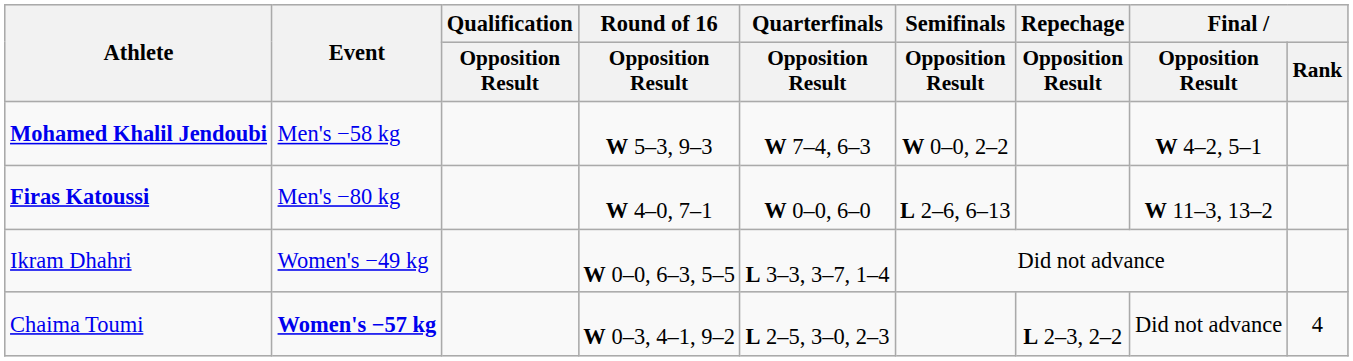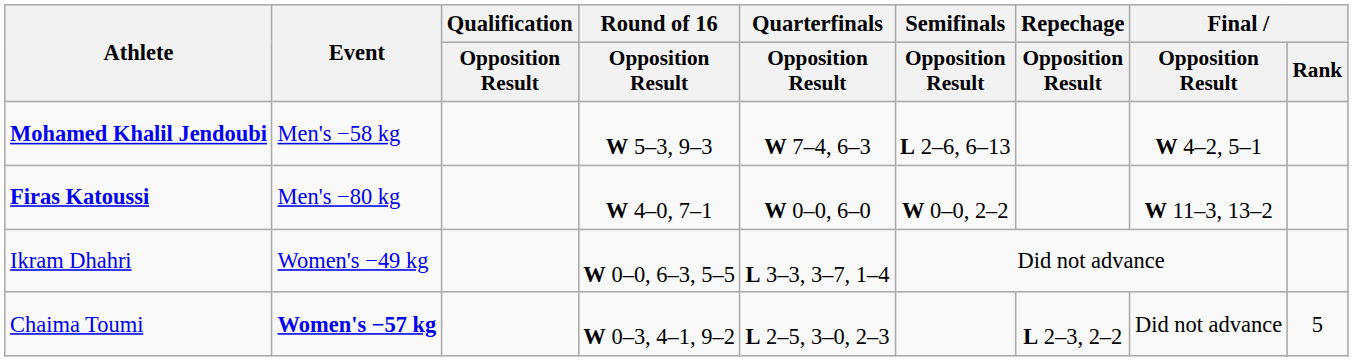(955, 146) W 0–0, 2–2 -> (955, 146) L 2–6, 6–13
(955, 210) L 2–6, 6–13 -> (955, 210) W 0–0, 2–2
(1317, 324) 4 -> (1317, 324) 5
